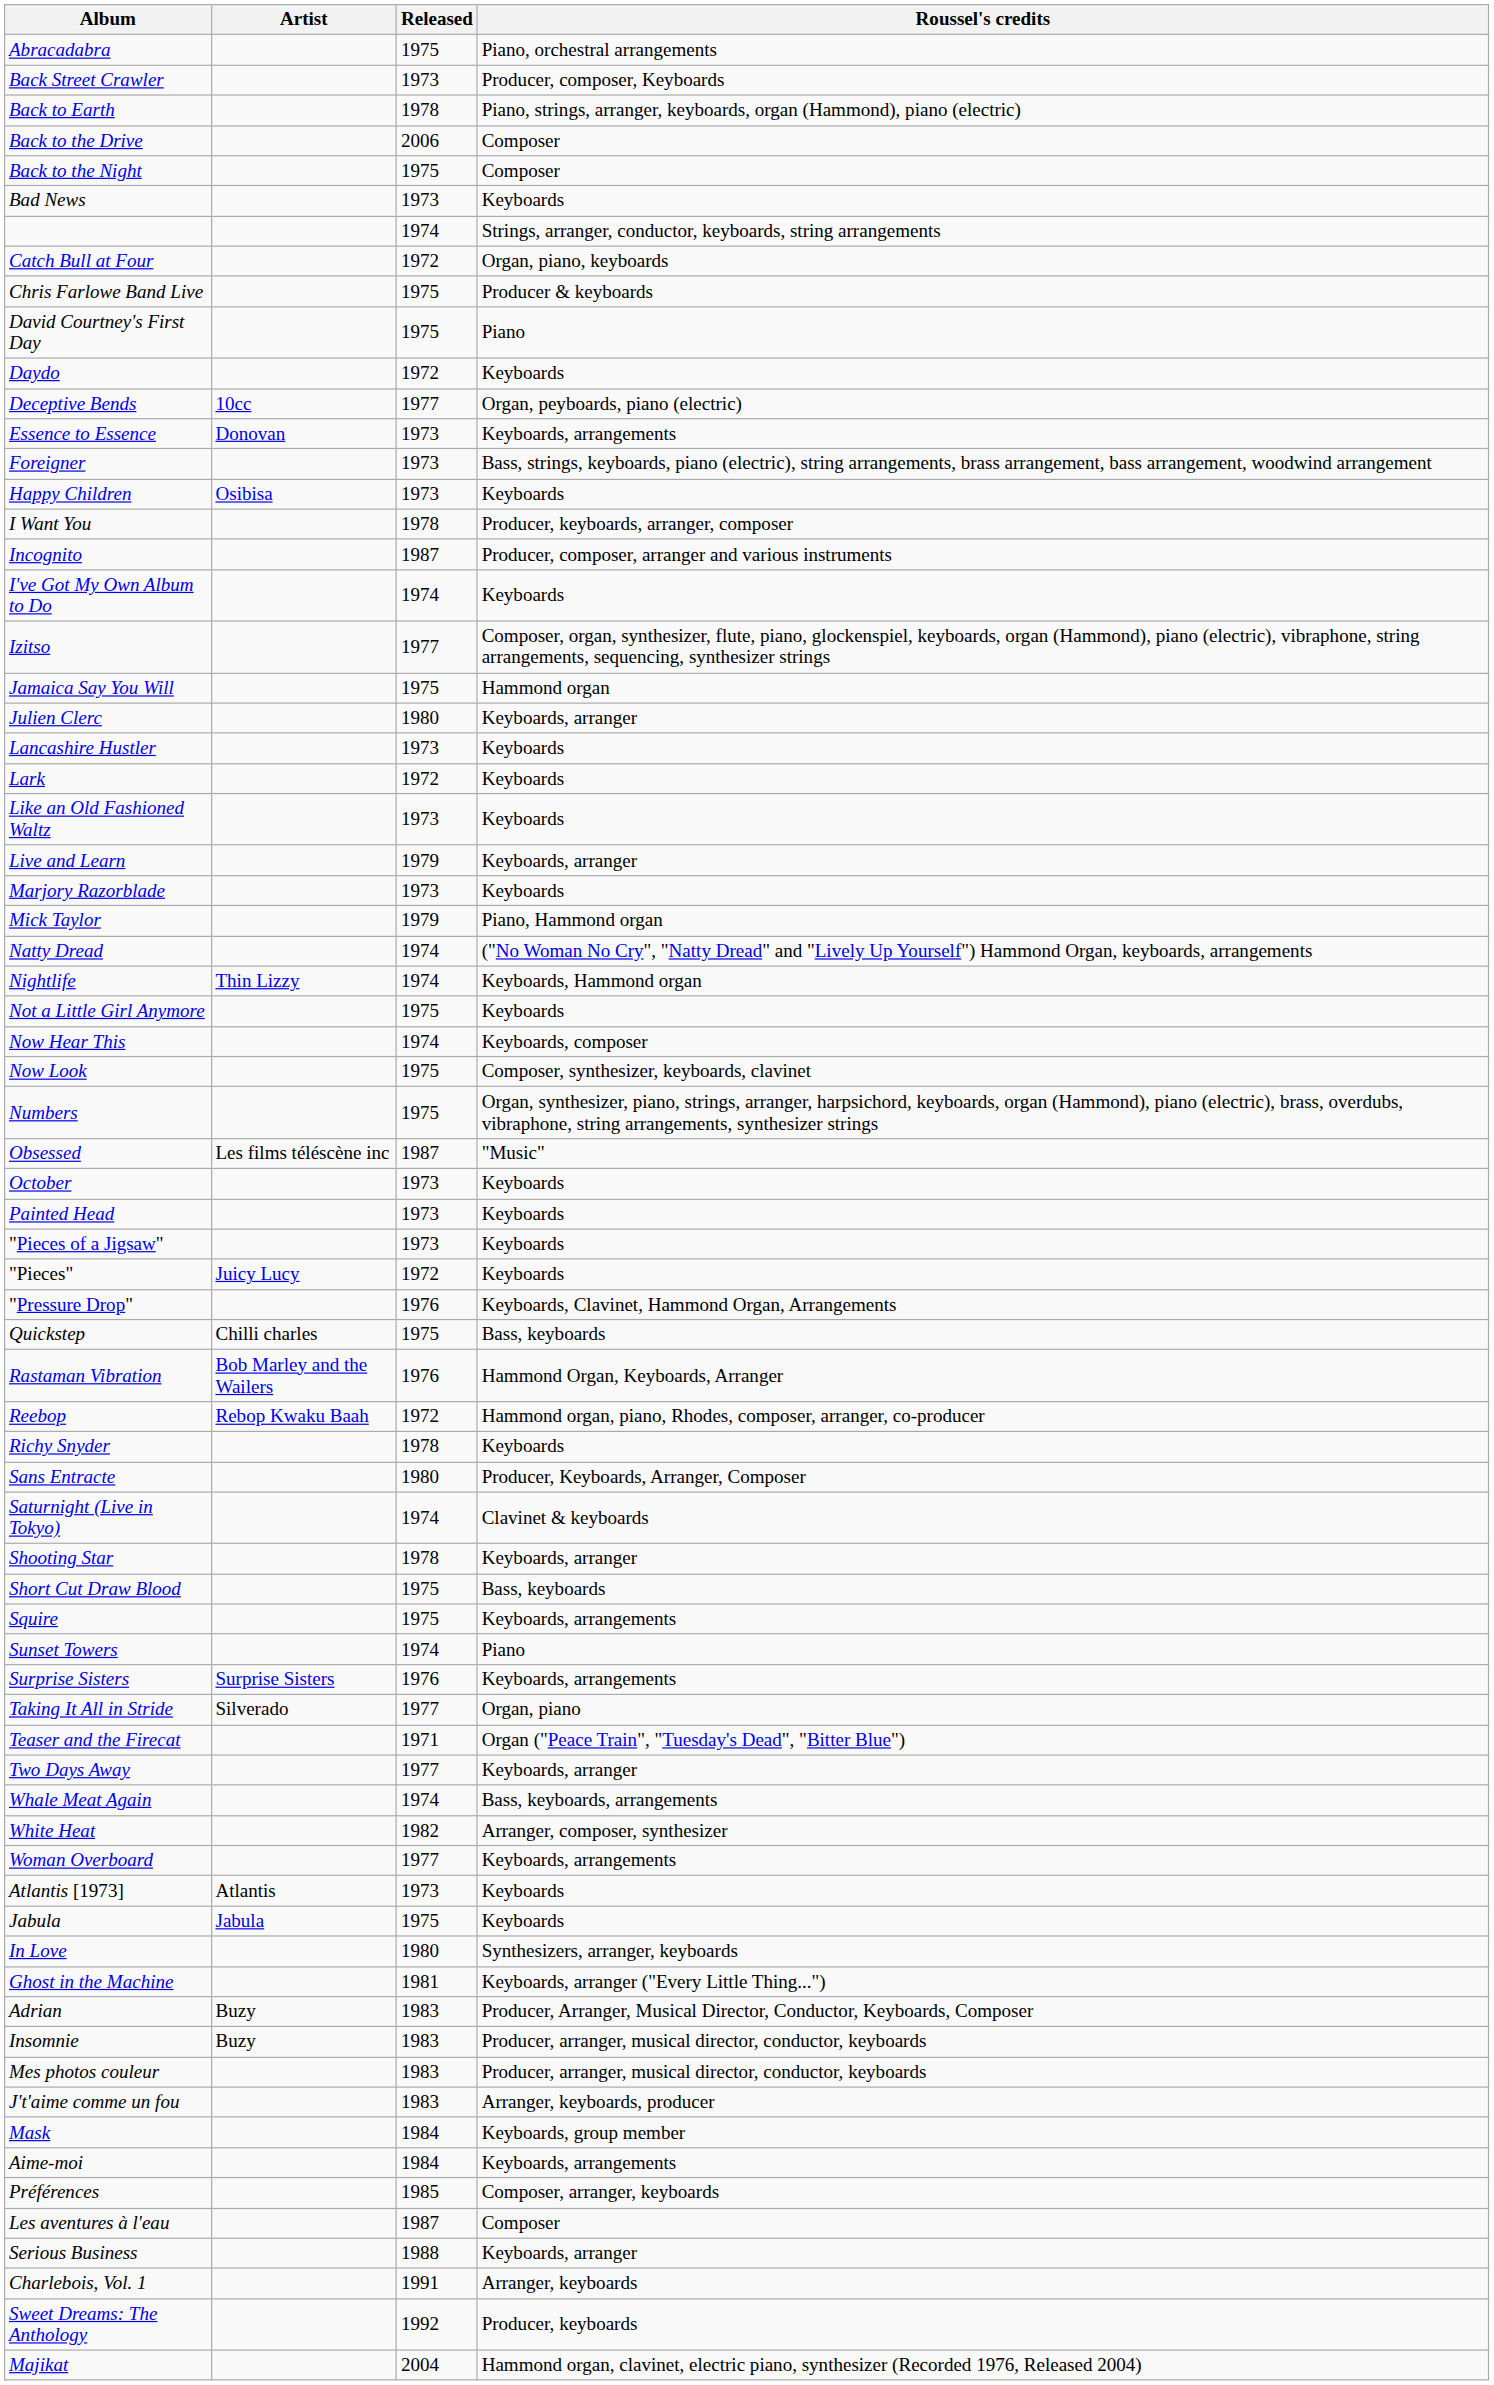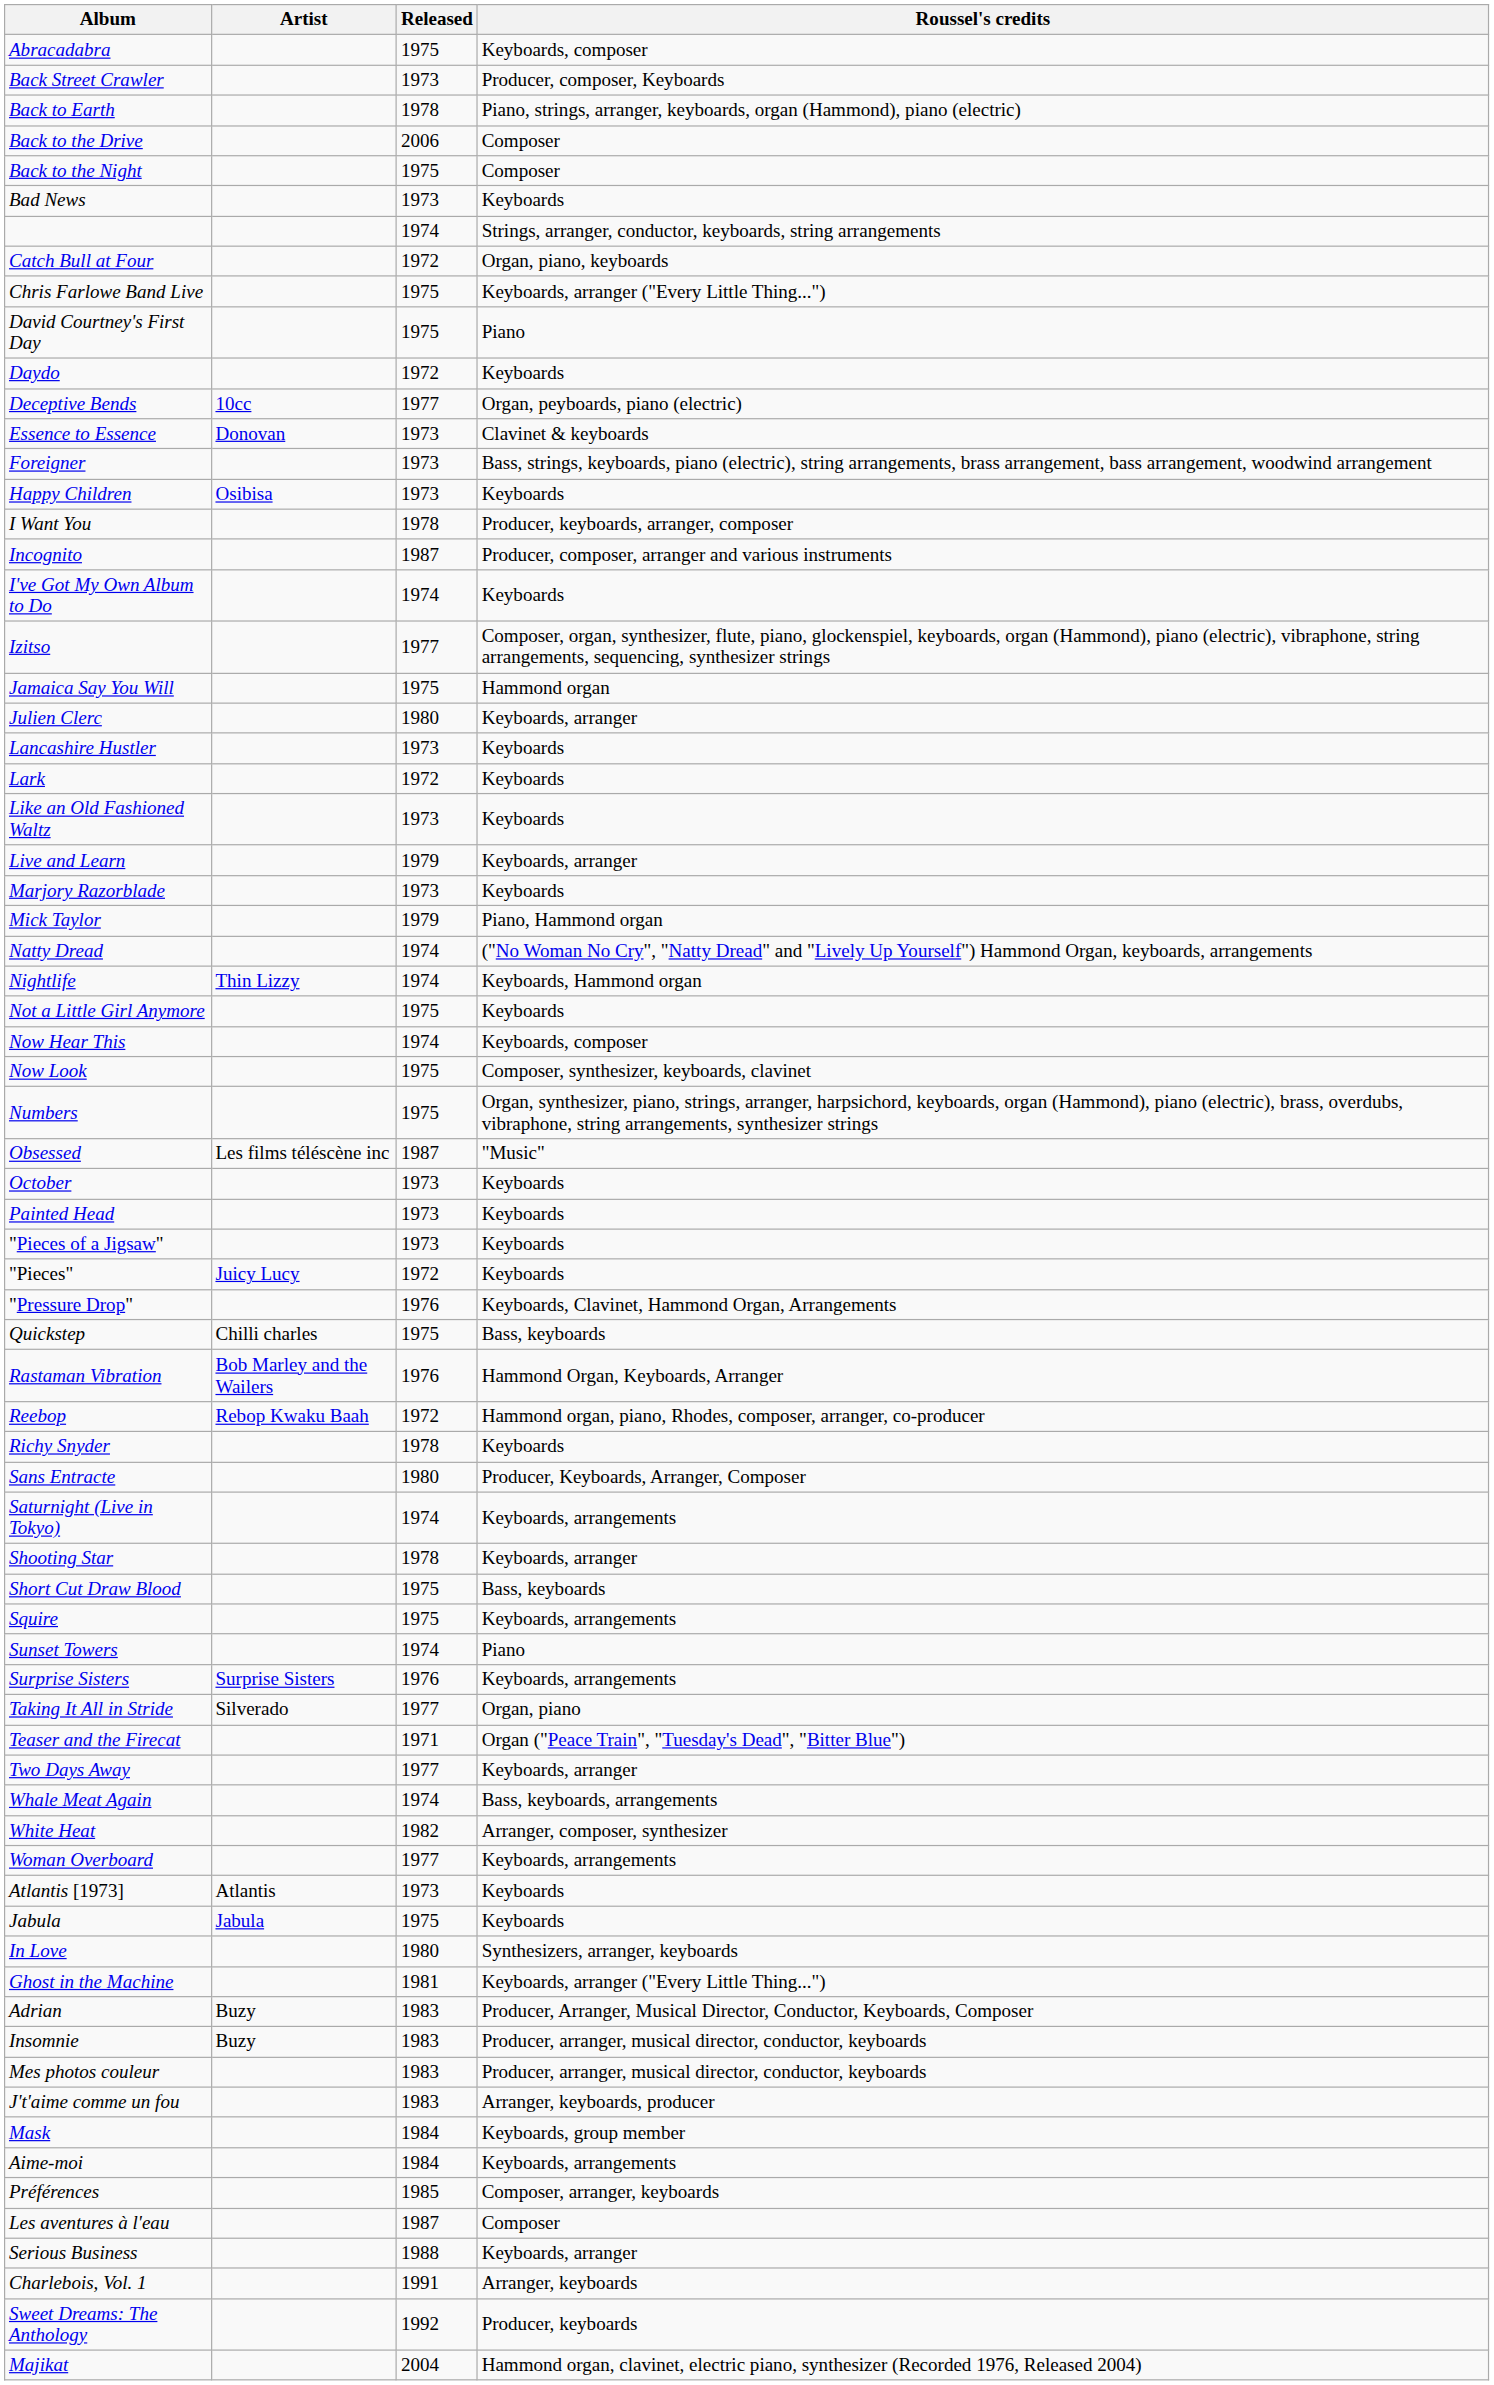(599, 49) Piano, orchestral arrangements -> (565, 49) Keyboards, composer
(567, 291) Producer & keyboards -> (654, 291) Keyboards, arranger ("Every Little Thing...")
(579, 433) Keyboards, arrangements -> (565, 433) Clavinet & keyboards
(565, 1517) Clavinet & keyboards -> (579, 1517) Keyboards, arrangements
